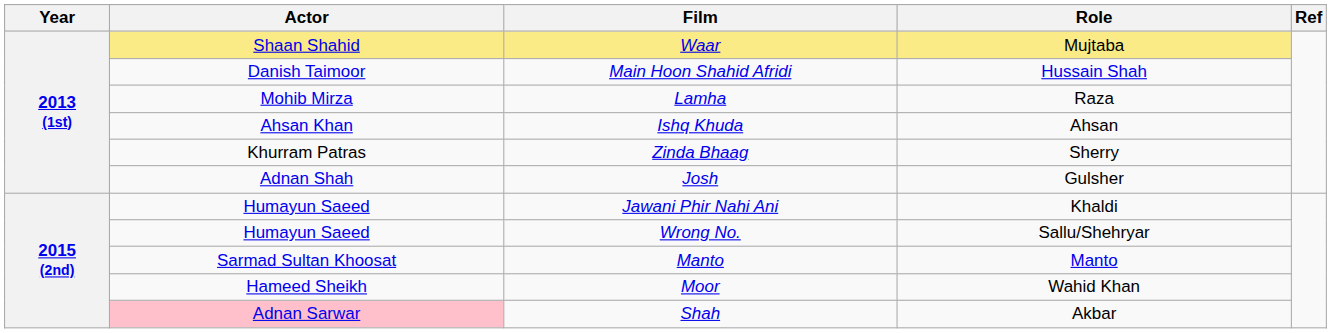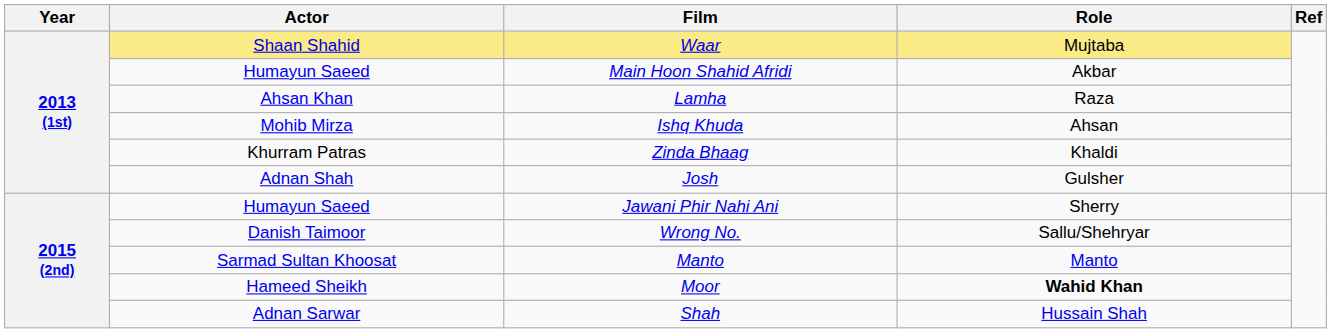(307, 71) Danish Taimoor -> (307, 71) Humayun Saeed
(1094, 71) Hussain Shah -> (1094, 71) Akbar
(307, 98) Mohib Mirza -> (307, 98) Ahsan Khan
(307, 125) Ahsan Khan -> (307, 125) Mohib Mirza
(1094, 152) Sherry -> (1094, 152) Khaldi
(1094, 206) Khaldi -> (1094, 206) Sherry
(307, 233) Humayun Saeed -> (307, 233) Danish Taimoor
(1094, 286) normal -> (1094, 286) bold
(307, 313) pink background -> (307, 313) no background
(1094, 313) Akbar -> (1094, 313) Hussain Shah
